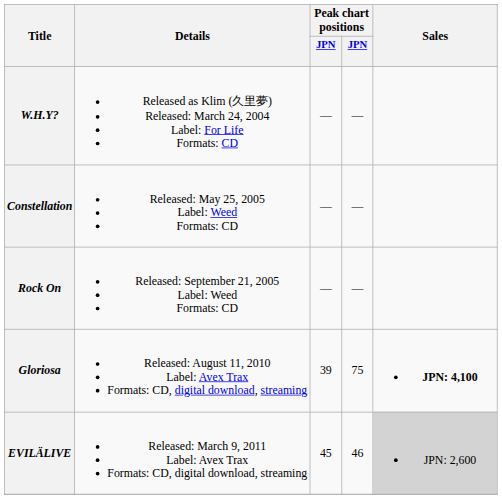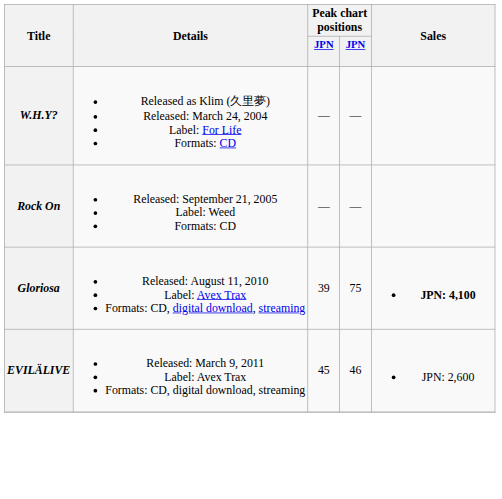- row: (40, 205)
(435, 460) lightgrey background -> (433, 377) no background
